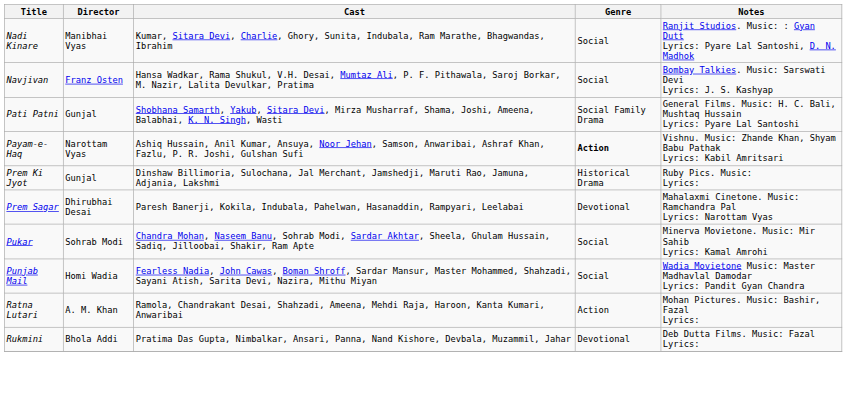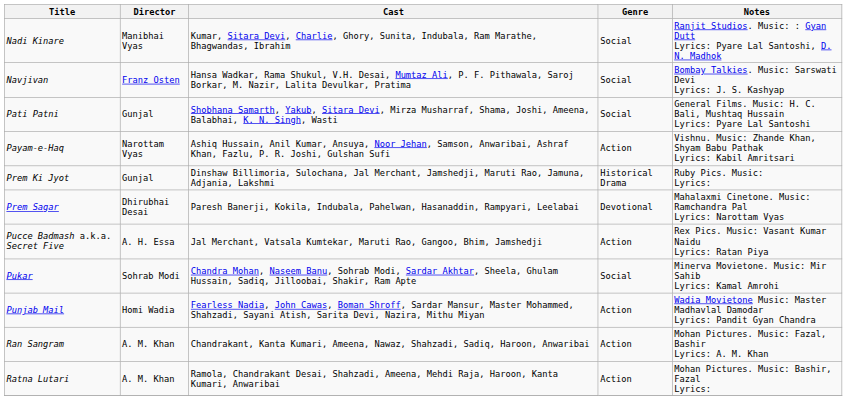(612, 114) Social Family Drama -> (616, 114) Social
(593, 149) bold -> (616, 149) normal
+ row: (59, 241)
(593, 276) Social -> (616, 310) Action
+ row: (35, 344)
- row: (25, 339)
